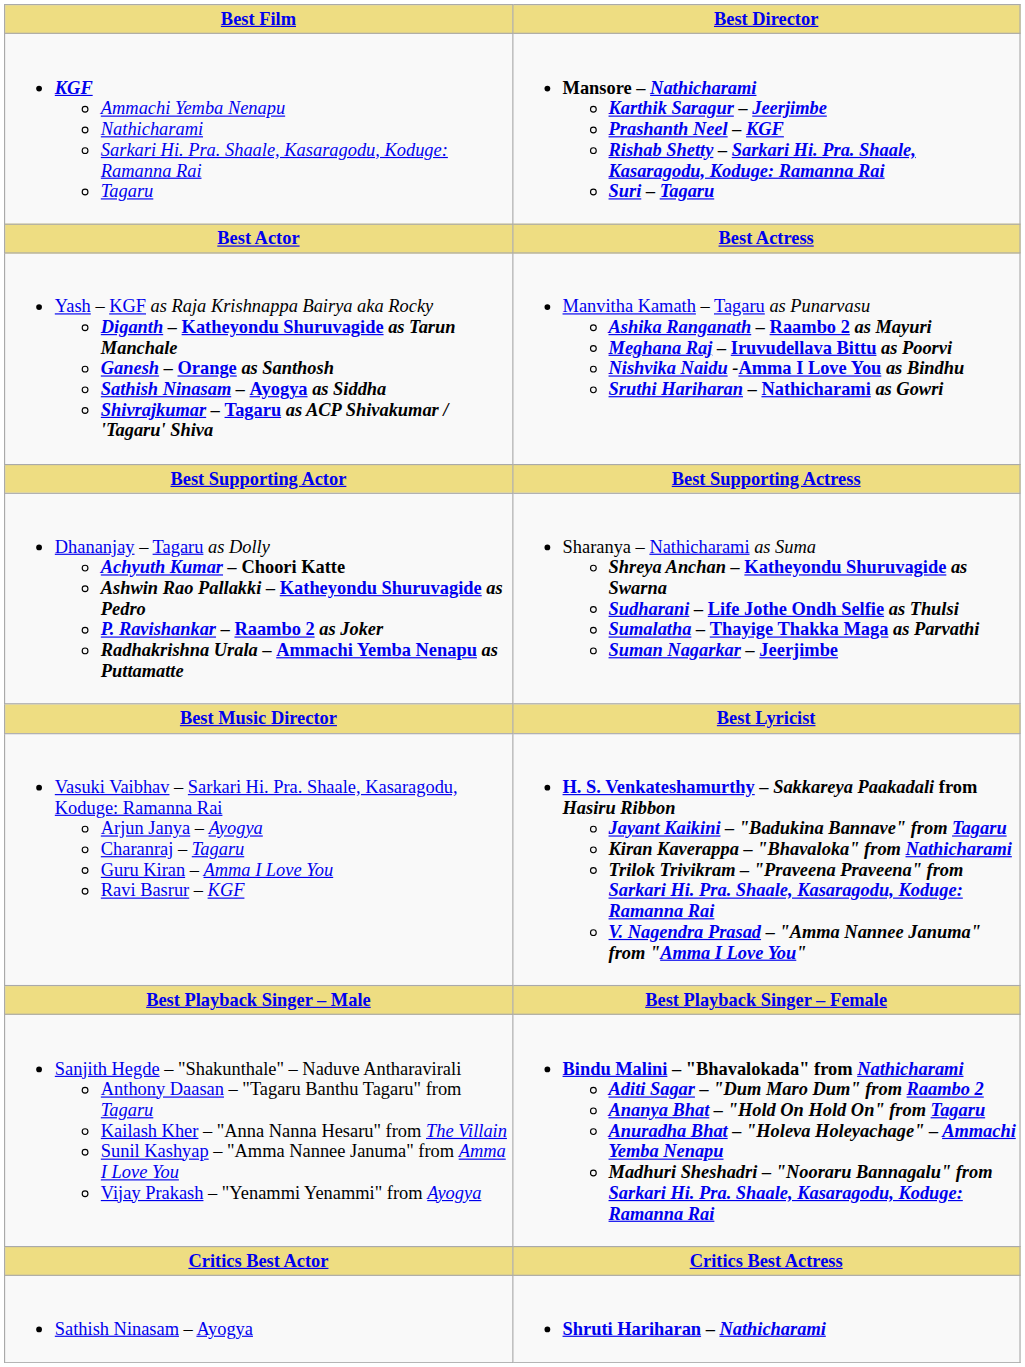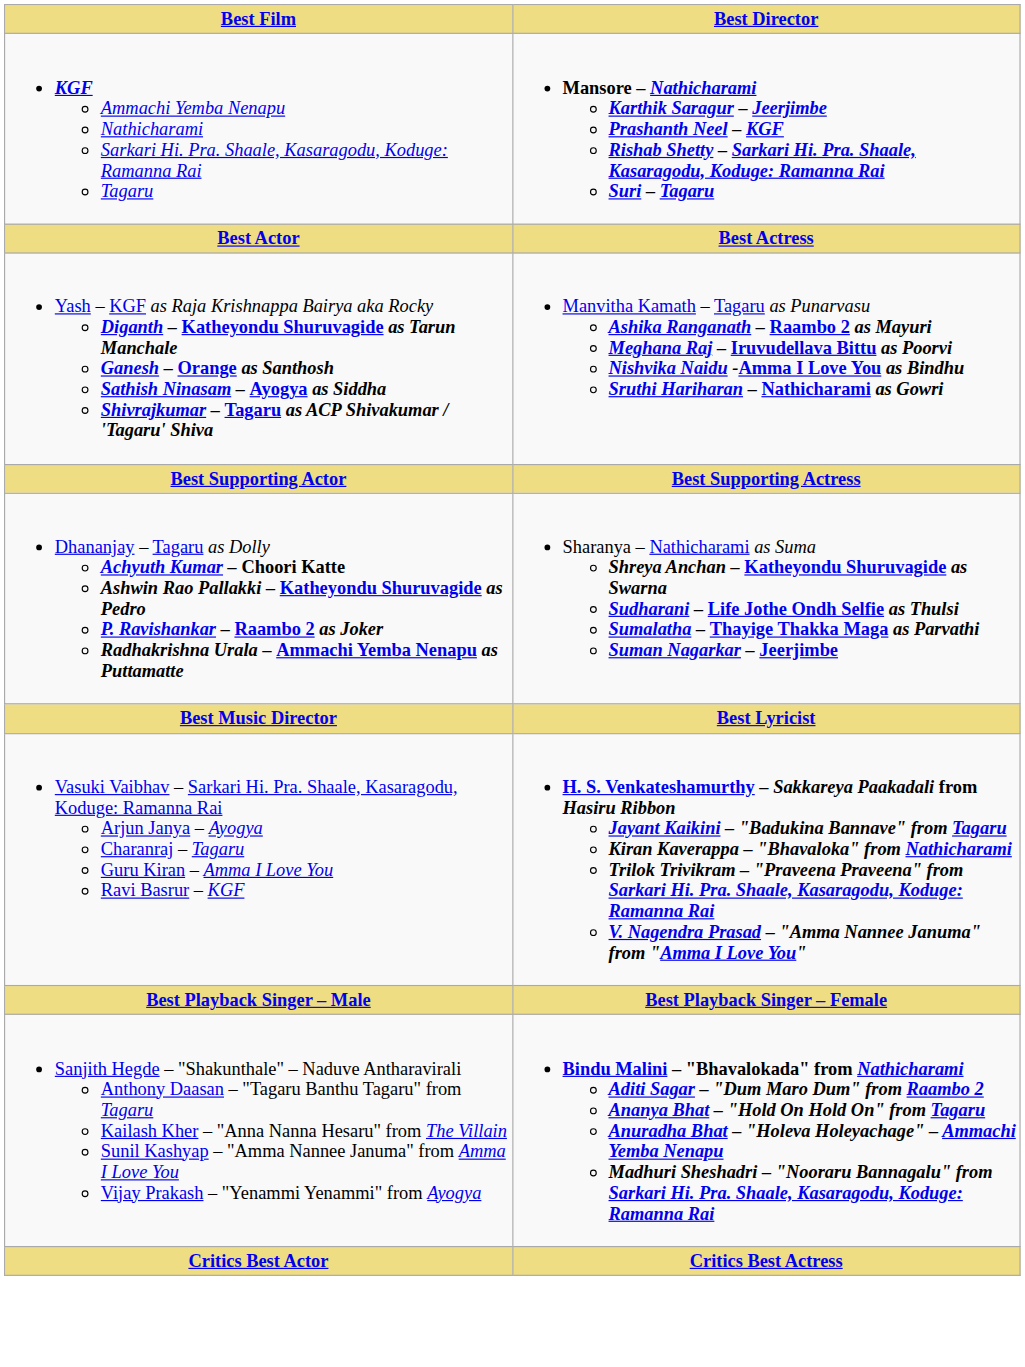- row: (258, 1329)
